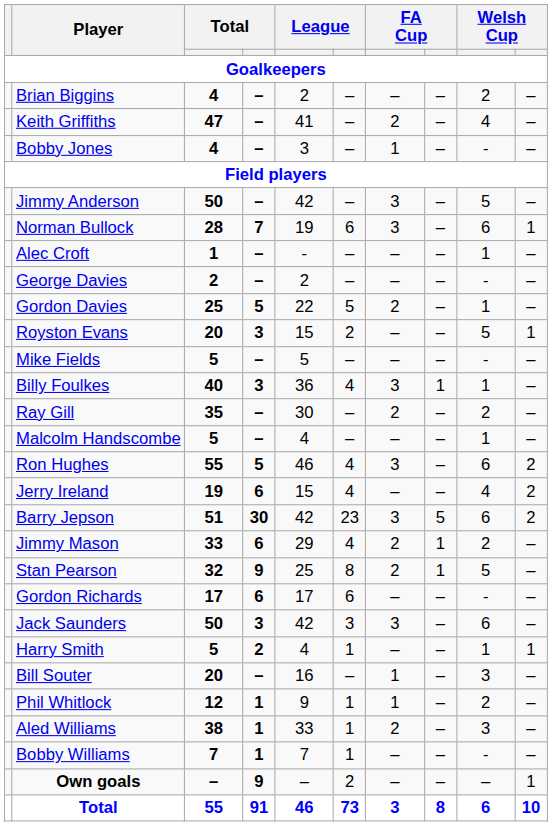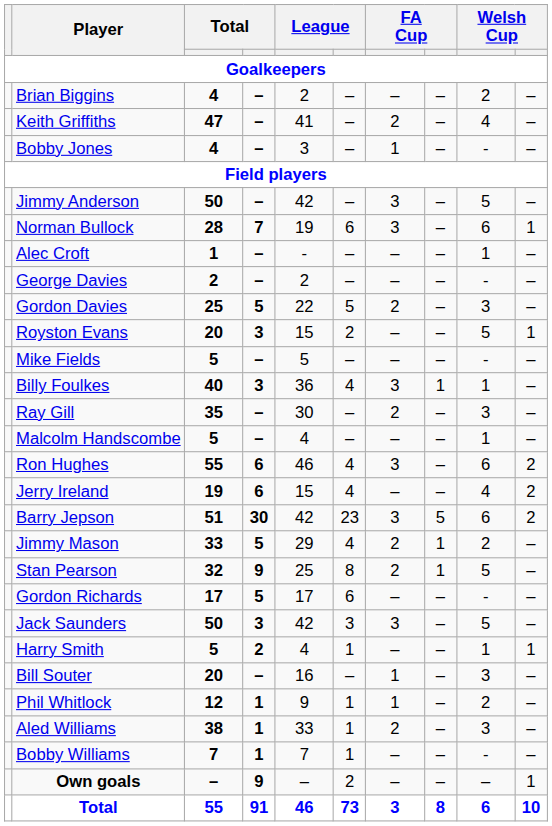(486, 306) 1 -> (486, 306) 3
(486, 412) 2 -> (486, 412) 3
(259, 464) 5 -> (259, 464) 6
(259, 544) 6 -> (259, 544) 5
(259, 596) 6 -> (259, 596) 5
(486, 623) 6 -> (486, 623) 5
